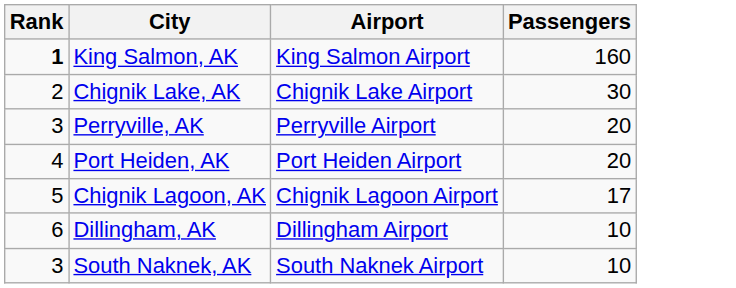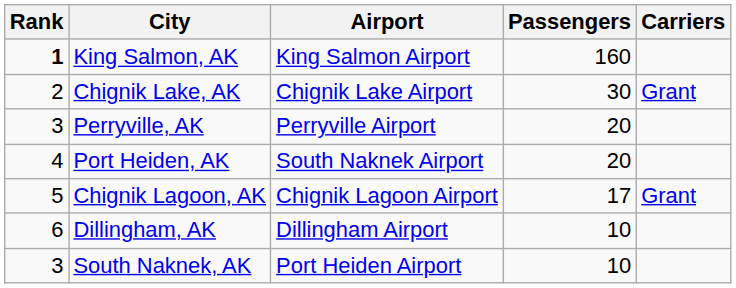+ column: (683, 21)
(369, 160) Port Heiden Airport -> (380, 160) South Naknek Airport
(380, 265) South Naknek Airport -> (369, 265) Port Heiden Airport
